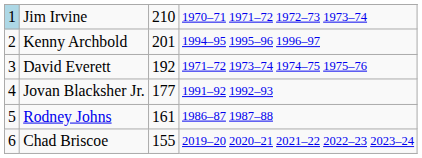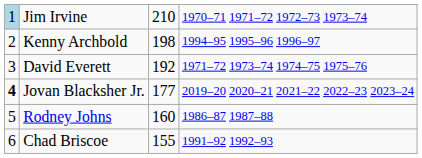(164, 41) 201 -> (164, 41) 198
(12, 91) normal -> (12, 91) bold
(227, 91) 1991–92 1992–93 -> (298, 91) 2019–20 2020–21 2021–22 2022–23 2023–24
(164, 116) 161 -> (164, 116) 160
(298, 141) 2019–20 2020–21 2021–22 2022–23 2023–24 -> (227, 141) 1991–92 1992–93
